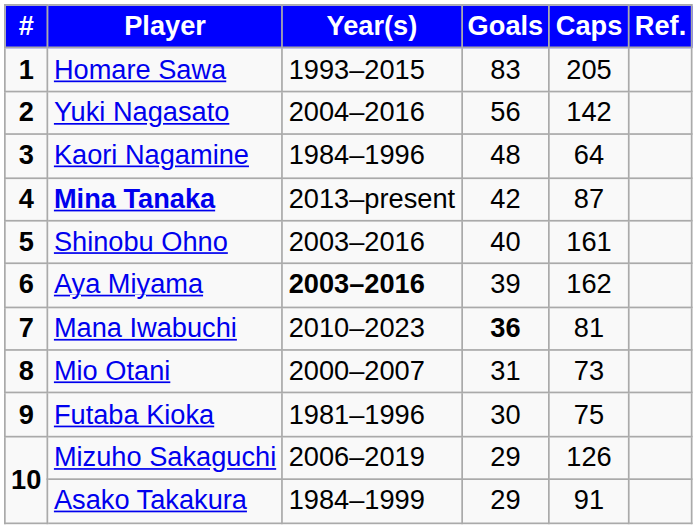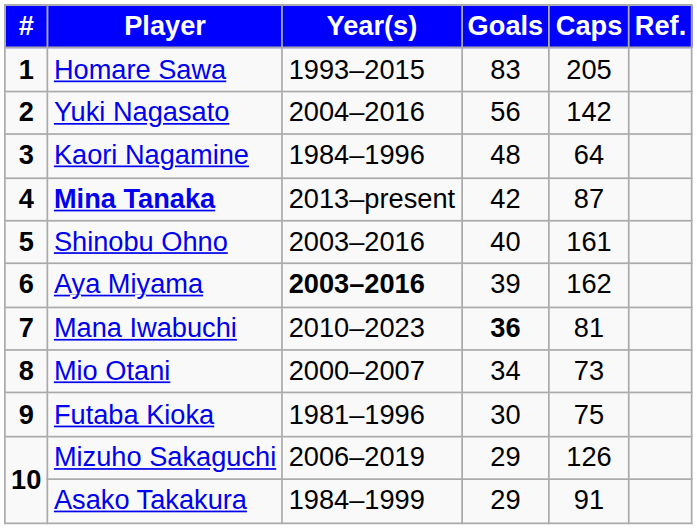(505, 371) 31 -> (505, 371) 34
